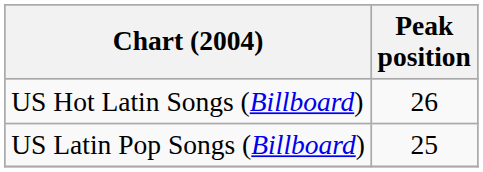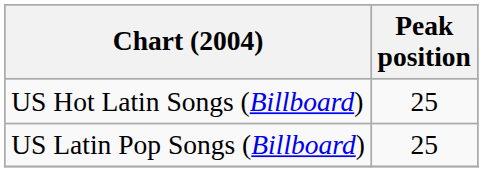(424, 100) 26 -> (424, 100) 25
